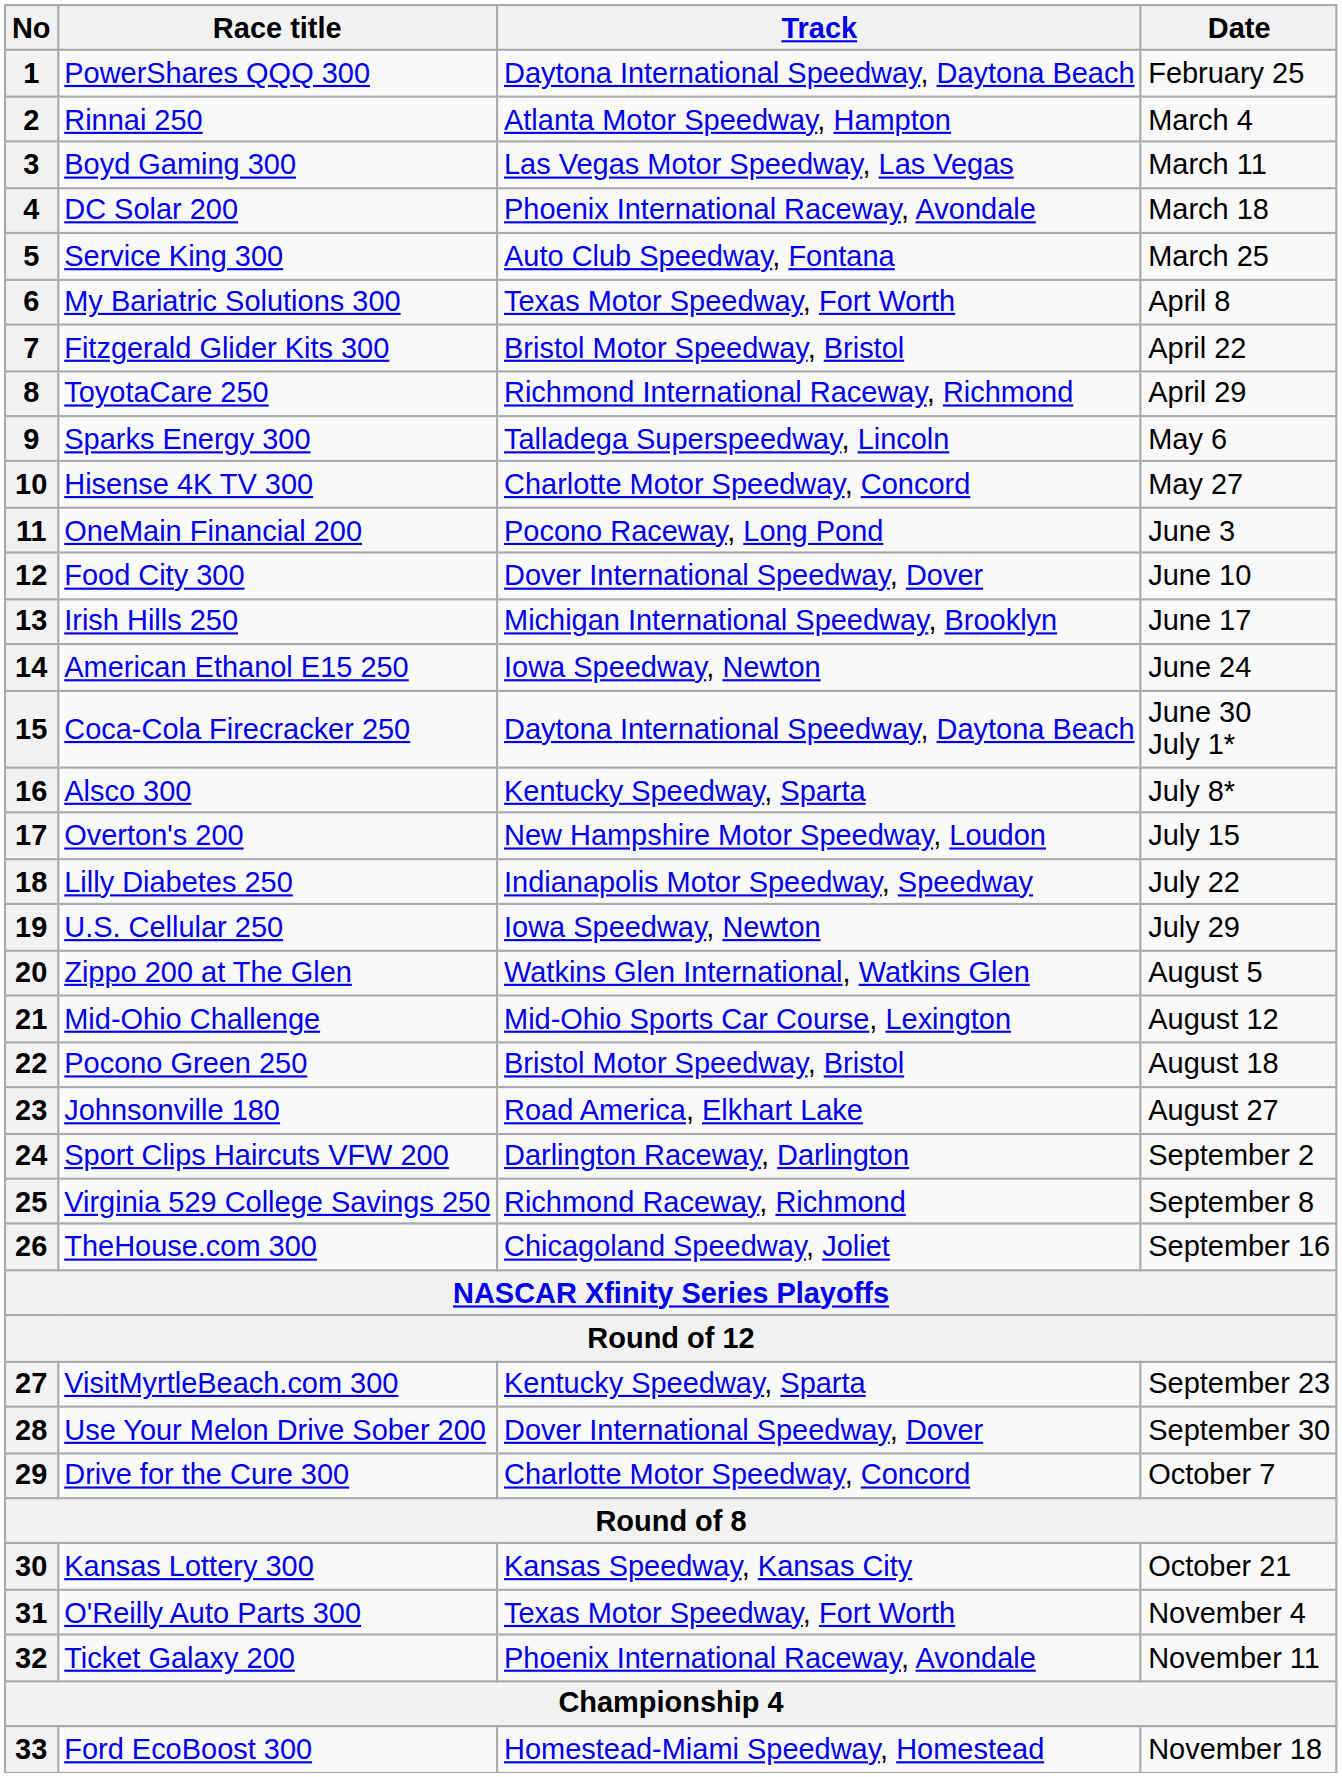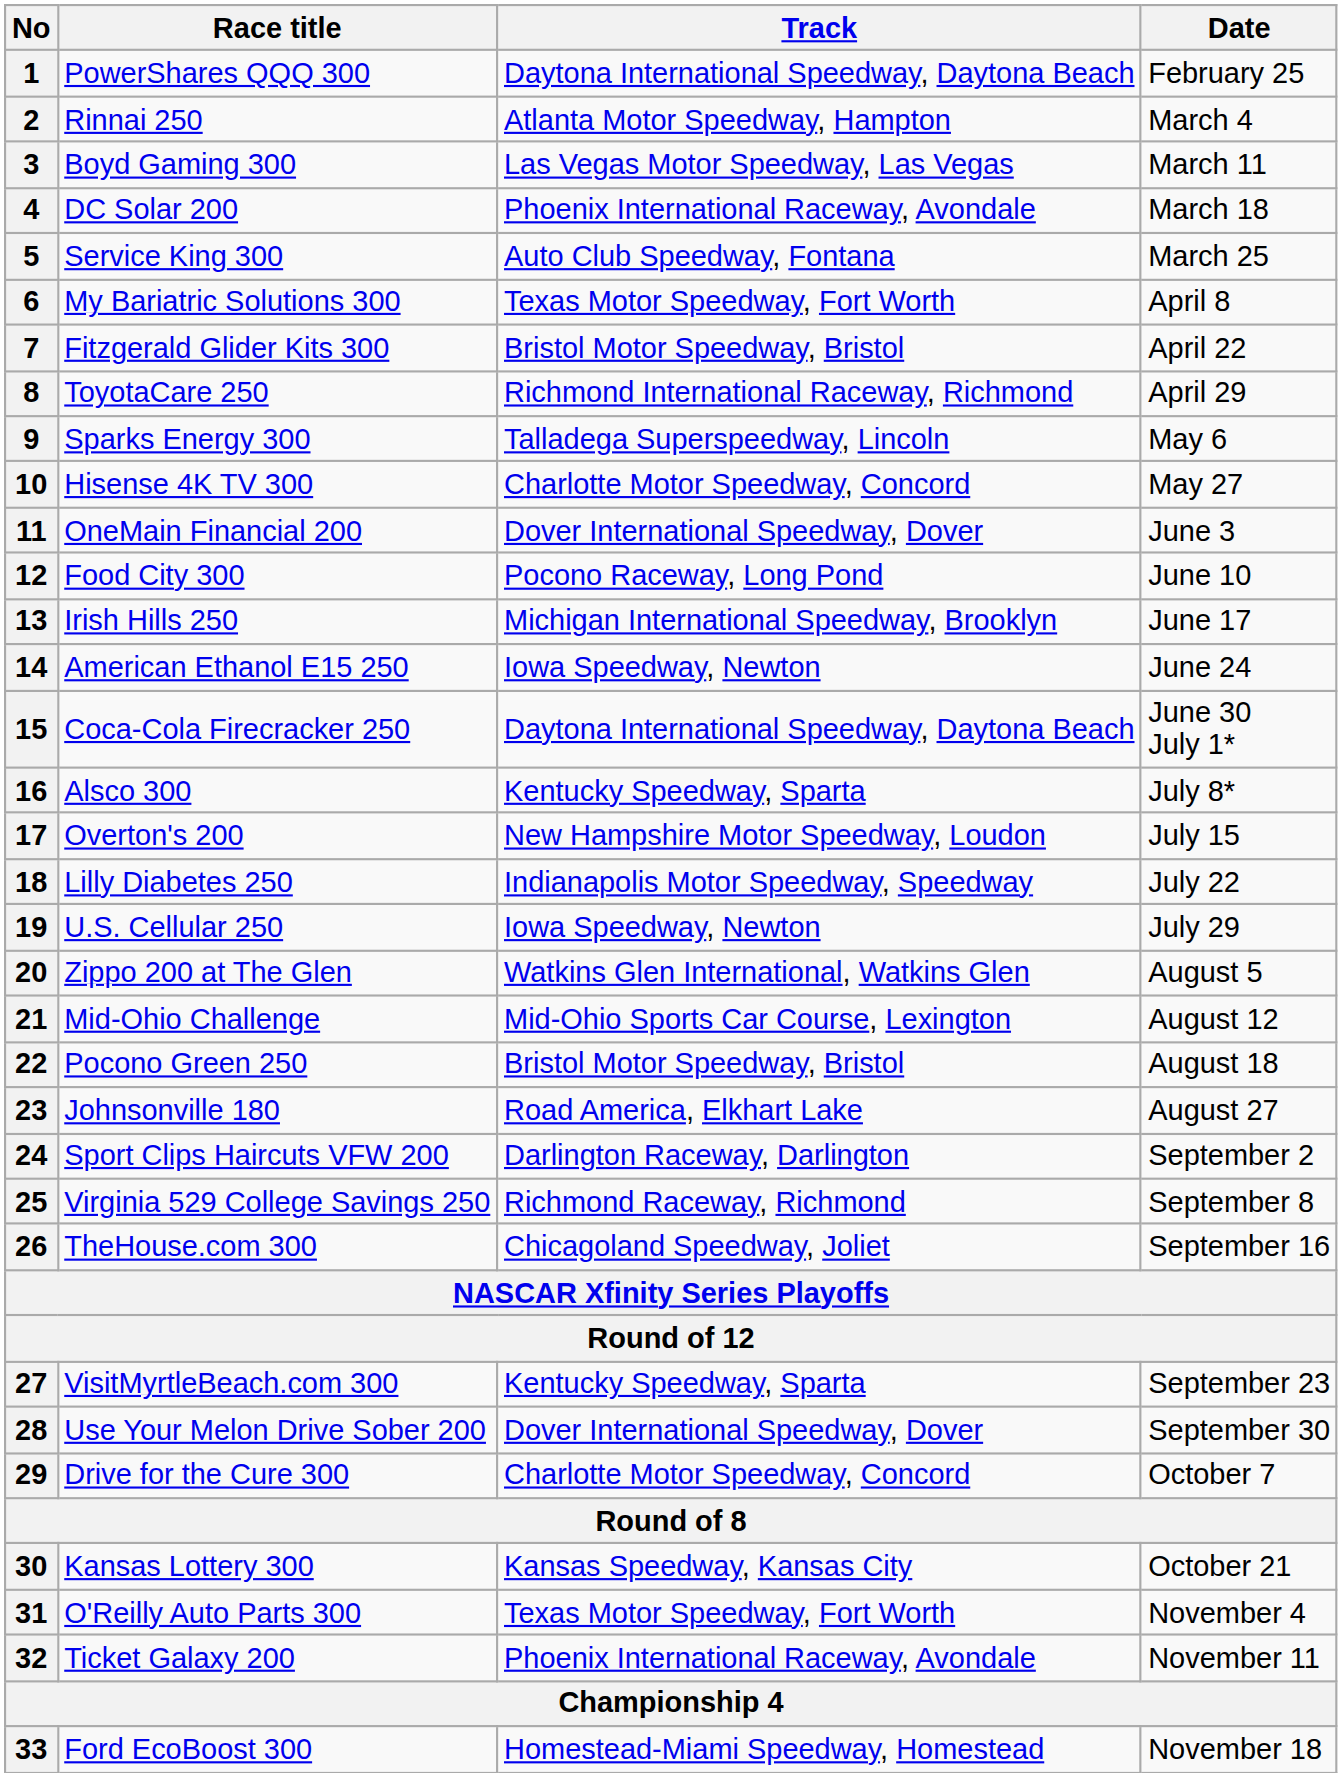(694, 530) Pocono Raceway, Long Pond -> (744, 530) Dover International Speedway, Dover
(744, 575) Dover International Speedway, Dover -> (694, 575) Pocono Raceway, Long Pond
